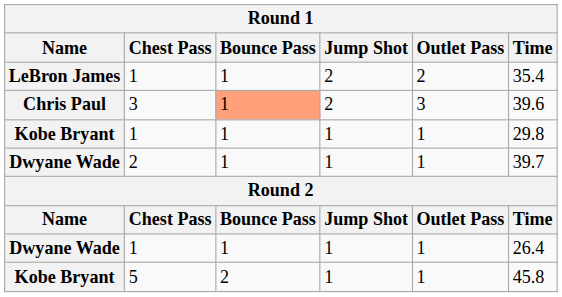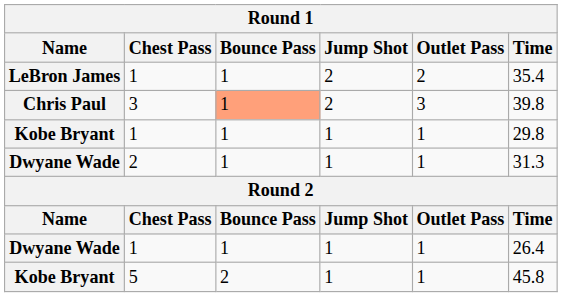(528, 104) 39.6 -> (528, 104) 39.8
(528, 162) 39.7 -> (528, 162) 31.3
